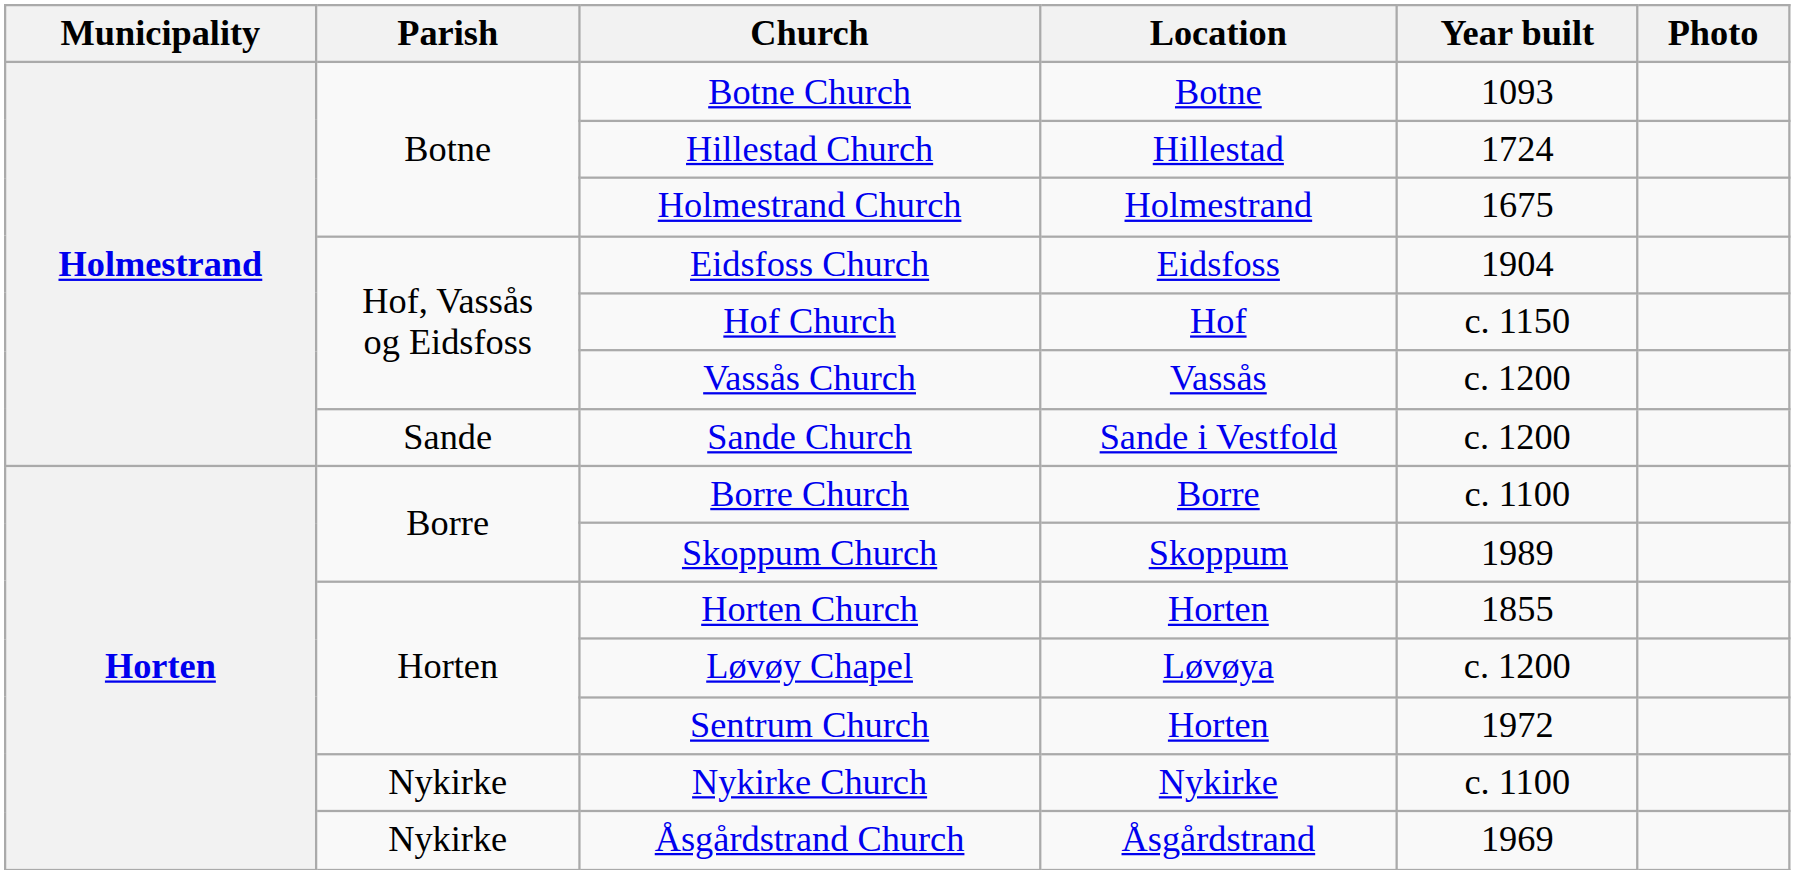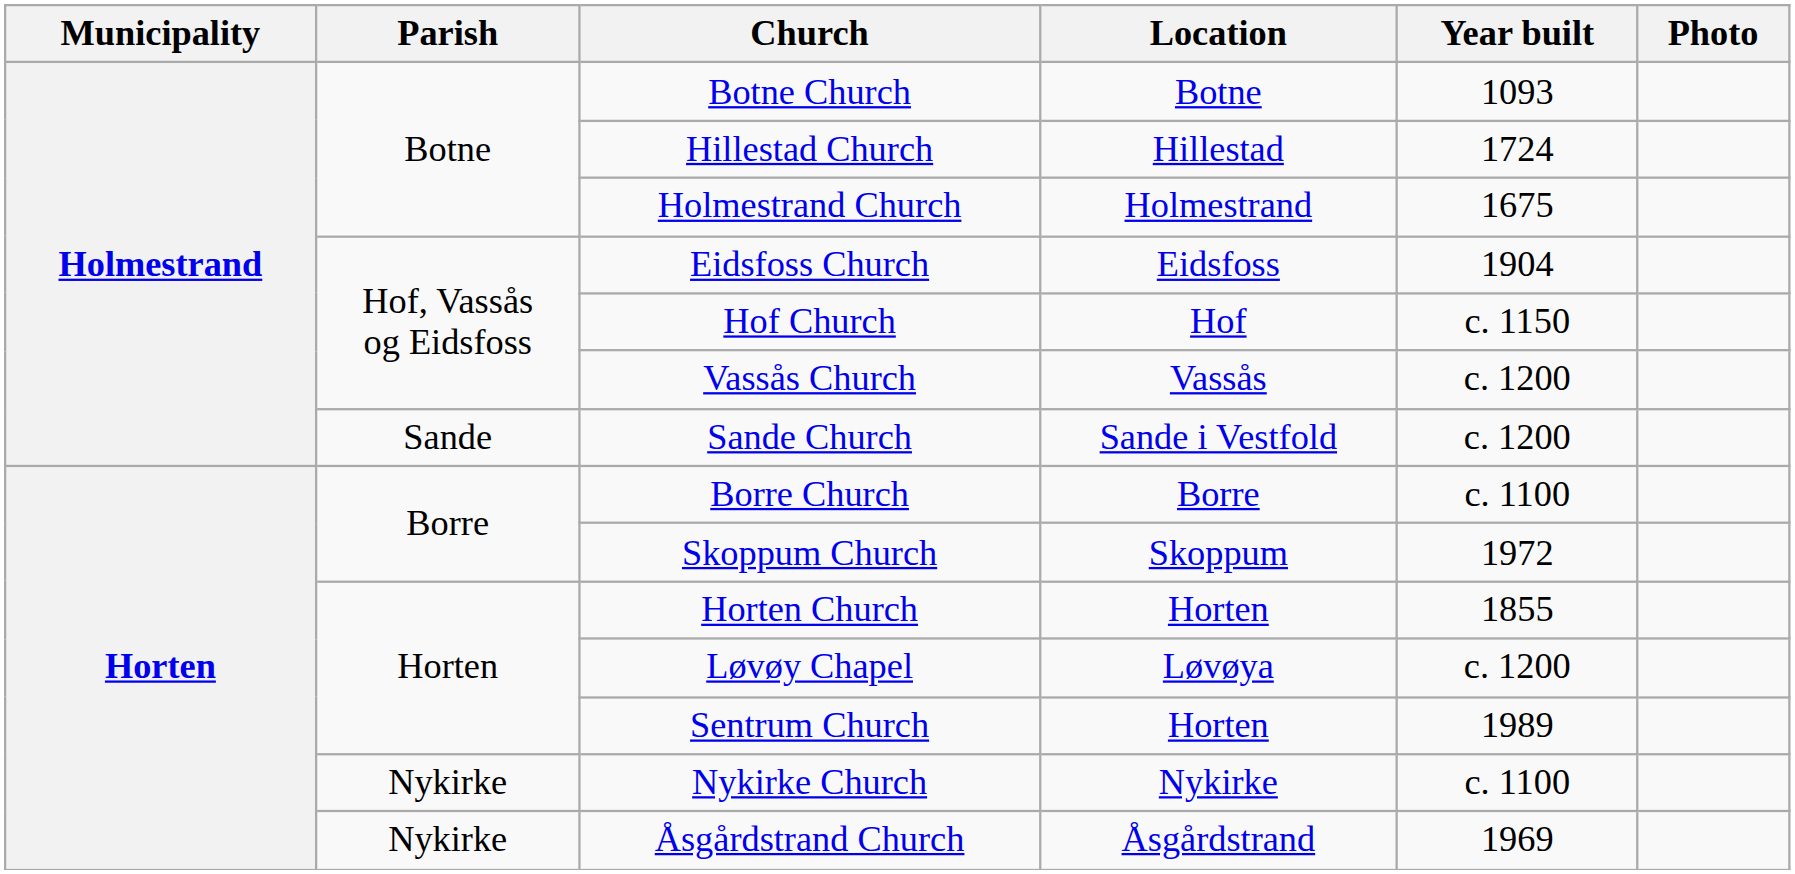(1517, 551) 1989 -> (1517, 551) 1972
(1517, 724) 1972 -> (1517, 724) 1989
